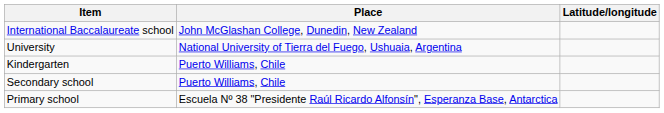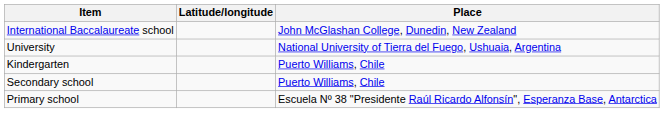columns swapped: (368, 13) <-> (610, 13)
